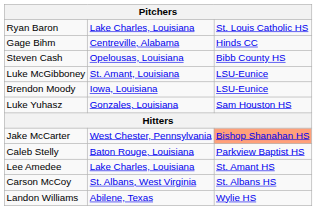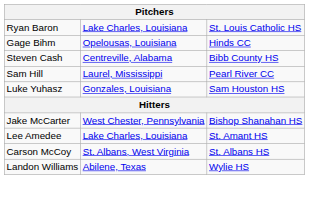(134, 43) Centreville, Alabama -> (130, 43) Opelousas, Louisiana
(137, 58) Opelousas, Louisiana -> (127, 58) Centreville, Alabama
+ row: (25, 74)
- row: (46, 74)
- row: (41, 89)
(263, 136) lightsalmon background -> (256, 120) no background
- row: (33, 151)
